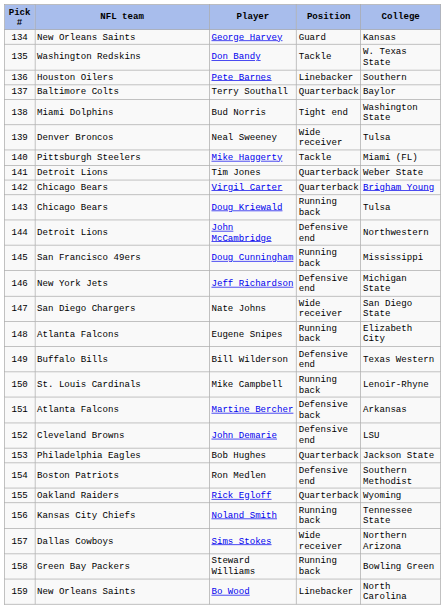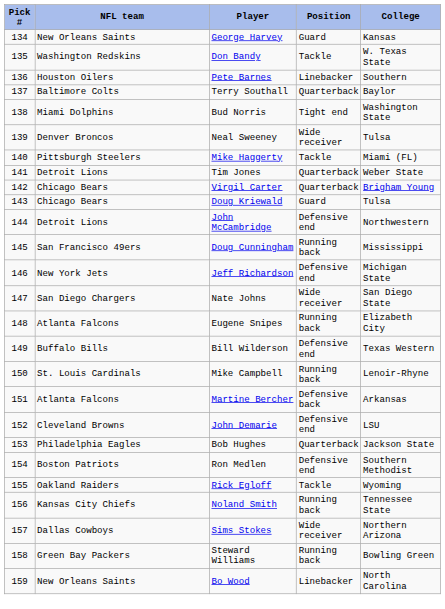(318, 207) Running back -> (312, 202) Guard
(329, 496) Quarterback -> (315, 485) Tackle
